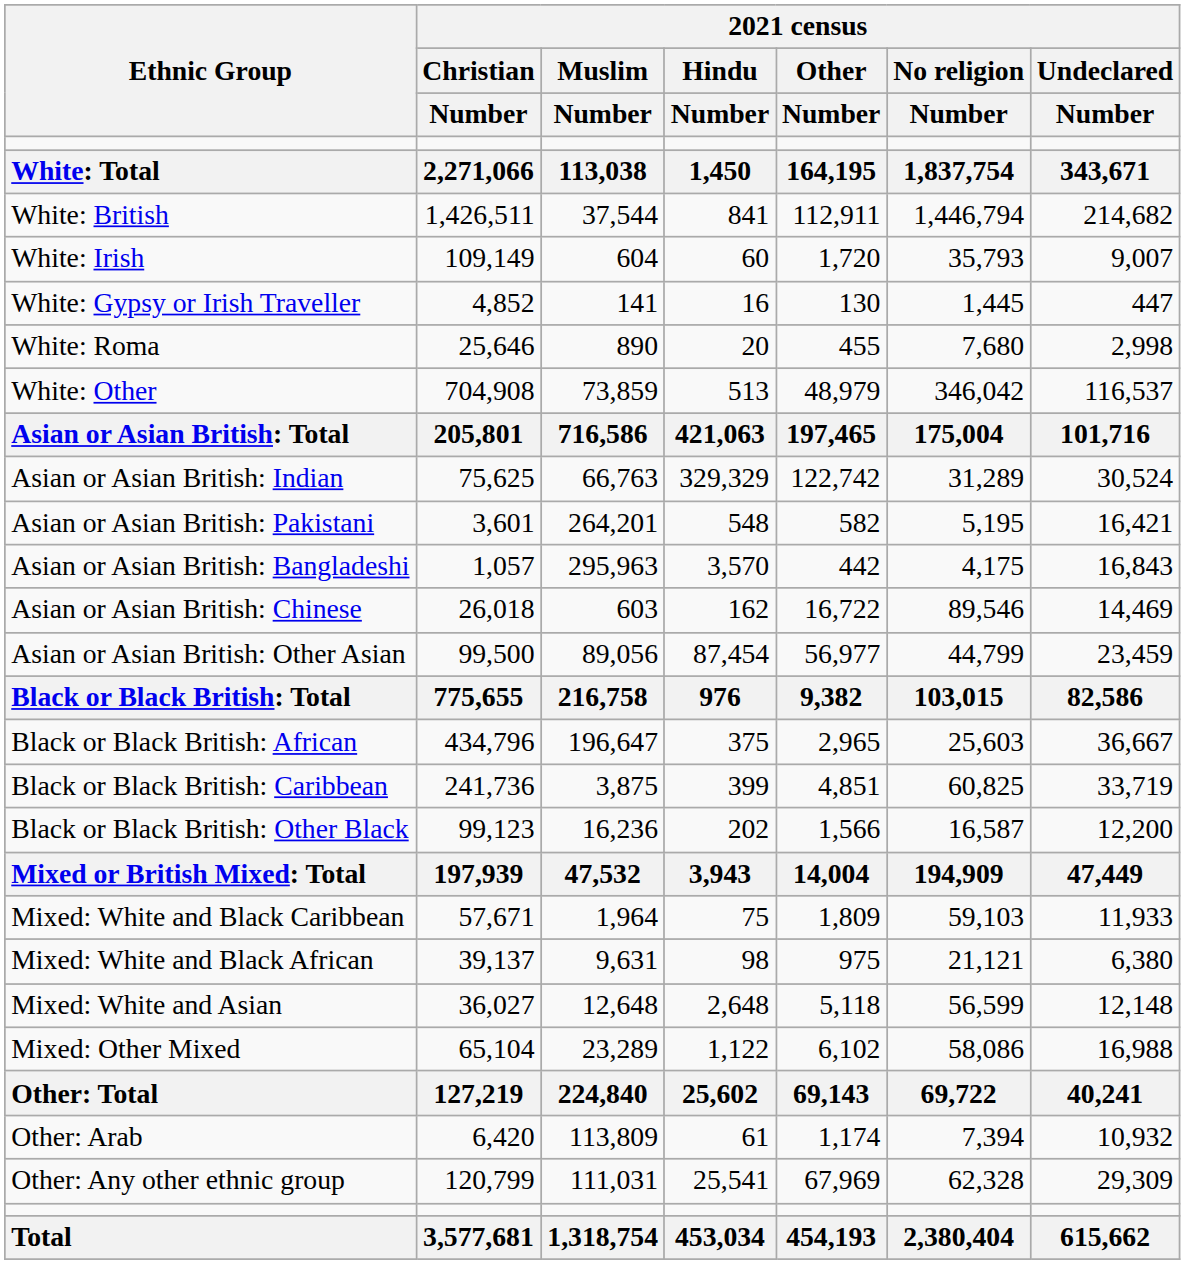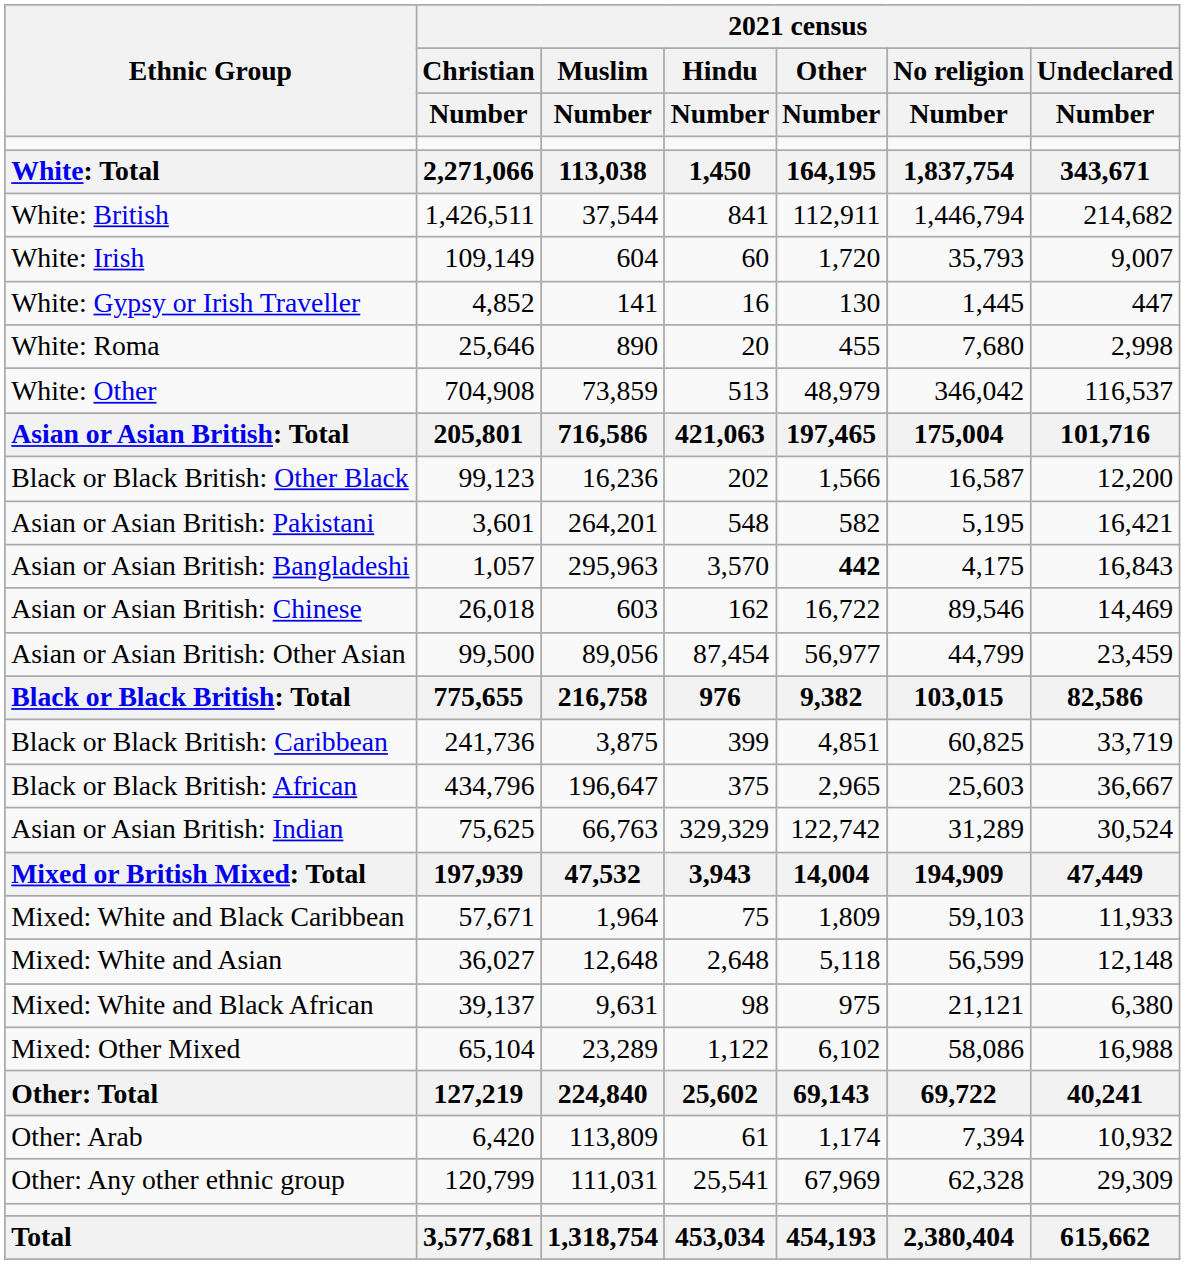rows swapped: (177, 478) <-> (210, 829)
(860, 565) normal -> (860, 565) bold
rows swapped: (184, 741) <-> (200, 785)
rows swapped: (192, 961) <-> (147, 1004)
